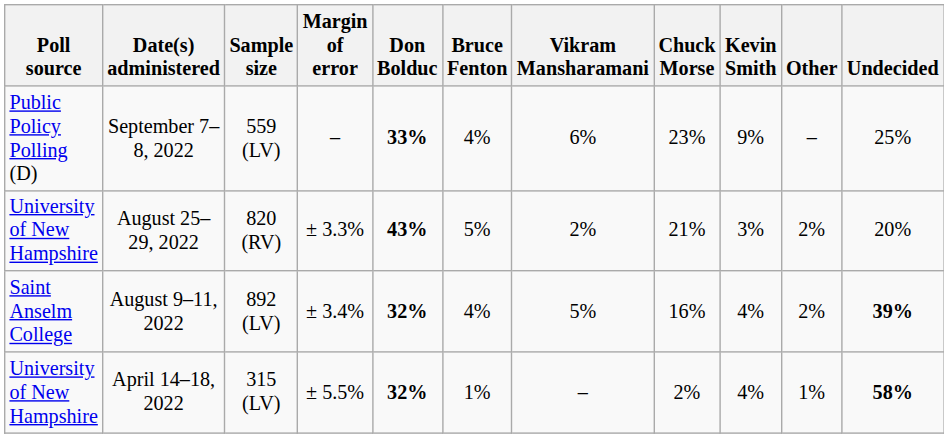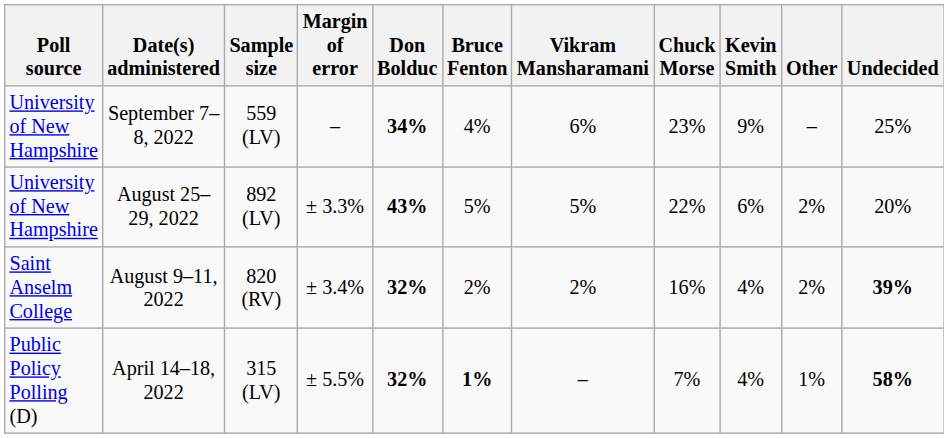(39, 138) Public Policy Polling (D) -> (54, 126) University of New Hampshire
(407, 138) 33% -> (407, 126) 34%
(261, 230) 820 (RV) -> (261, 207) 892 (LV)
(583, 230) 2% -> (583, 207) 5%
(687, 230) 21% -> (687, 207) 22%
(751, 230) 3% -> (751, 207) 6%
(261, 311) 892 (LV) -> (261, 287) 820 (RV)
(477, 311) 4% -> (477, 287) 2%
(583, 311) 5% -> (583, 287) 2%
(54, 392) University of New Hampshire -> (39, 380) Public Policy Polling (D)
(477, 392) normal -> (477, 380) bold
(687, 392) 2% -> (687, 380) 7%
